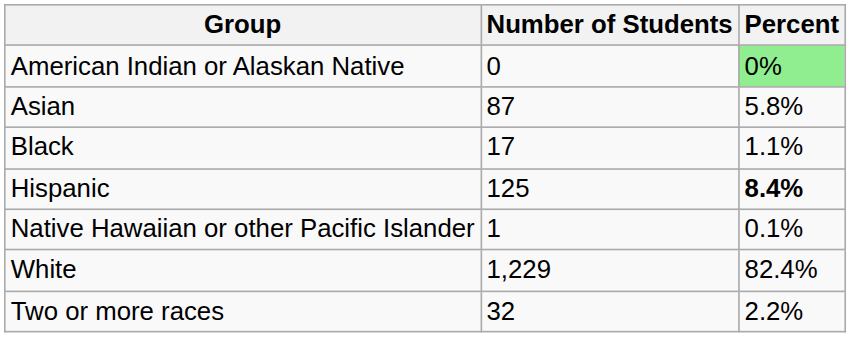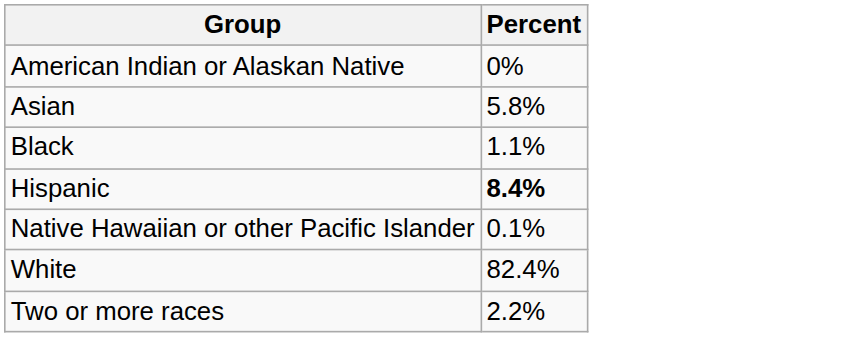- column: (610, 24)
(763, 65) lightgreen background -> (505, 65) no background
